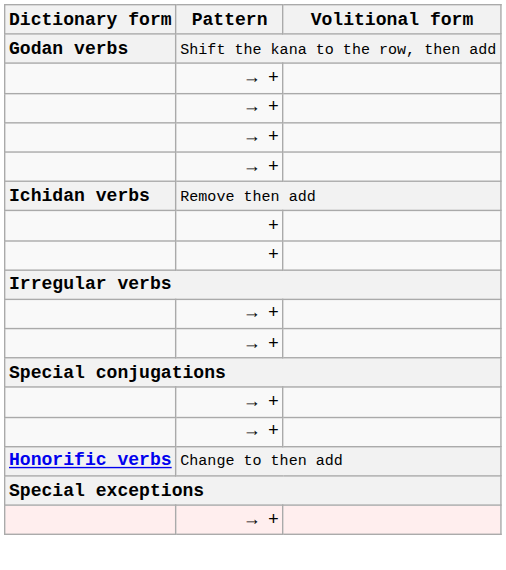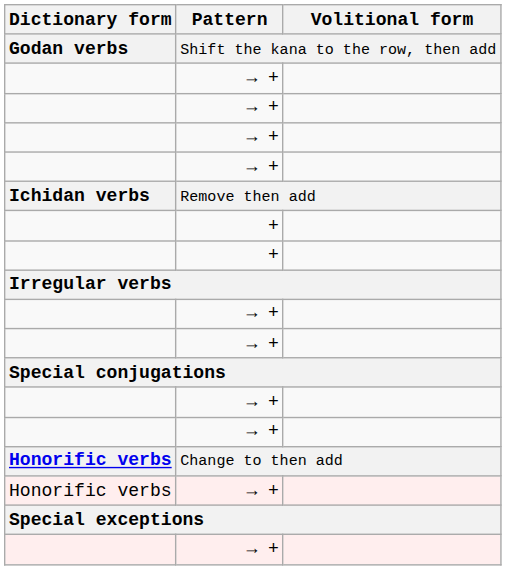+ row: (90, 491)
